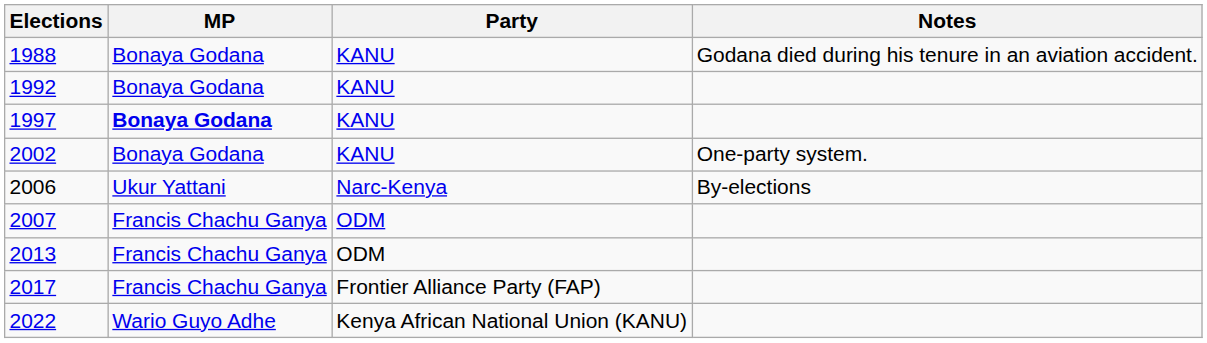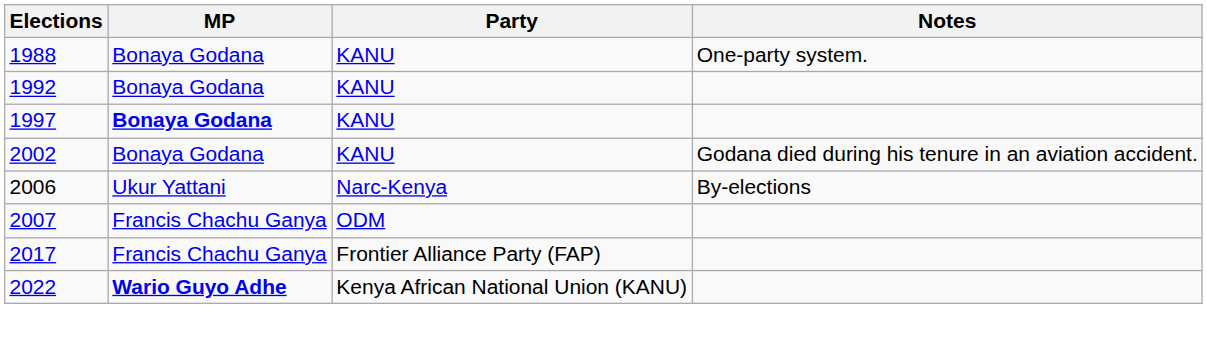(947, 54) Godana died during his tenure in an aviation accident. -> (782, 54) One-party system.
(782, 154) One-party system. -> (947, 154) Godana died during his tenure in an aviation accident.
- row: (33, 253)
(194, 320) normal -> (199, 287) bold
